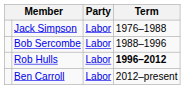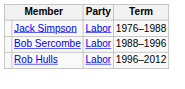(141, 60) bold -> (141, 60) normal
- row: (39, 76)
